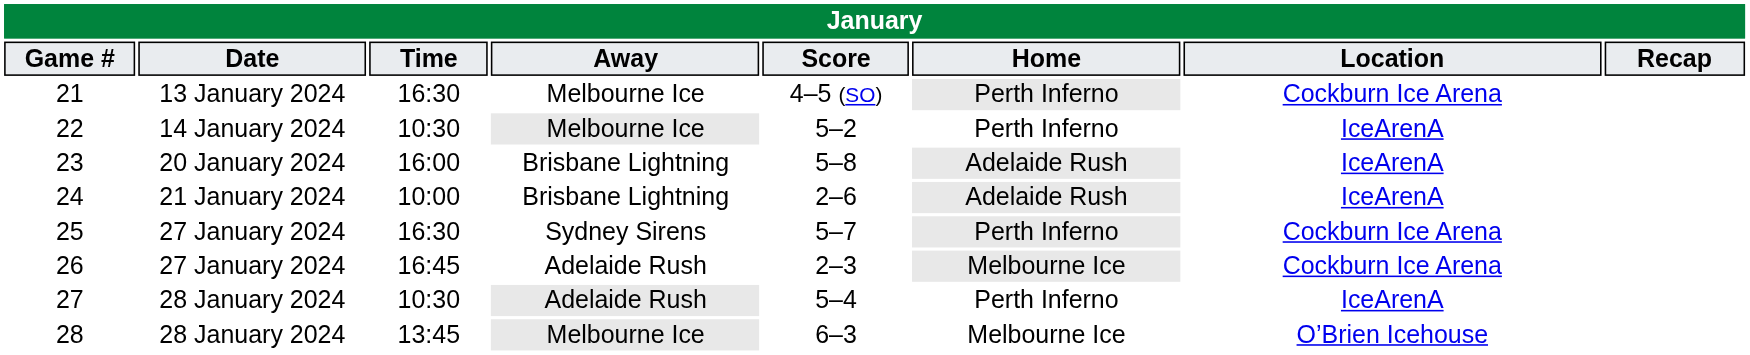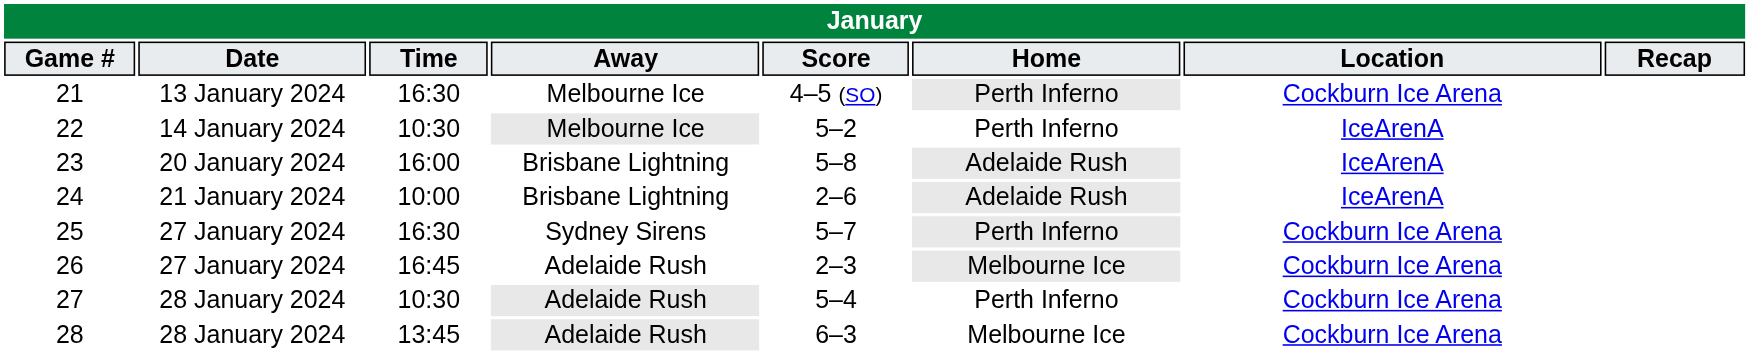(1392, 300) IceArenA -> (1392, 300) Cockburn Ice Arena
(626, 334) Melbourne Ice -> (626, 334) Adelaide Rush
(1392, 334) O’Brien Icehouse -> (1392, 334) Cockburn Ice Arena
